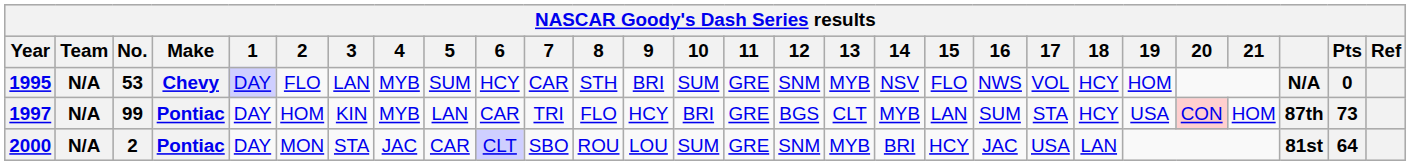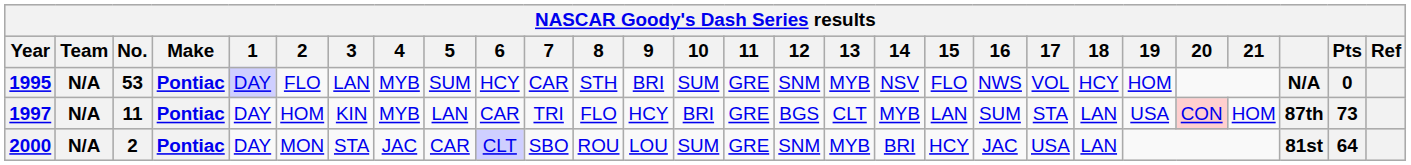(191, 82) Chevy -> (191, 82) Pontiac
(132, 113) 99 -> (132, 113) 11
(1099, 113) HCY -> (1099, 113) LAN
